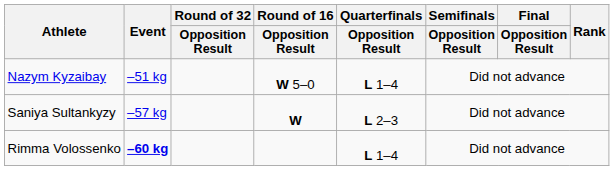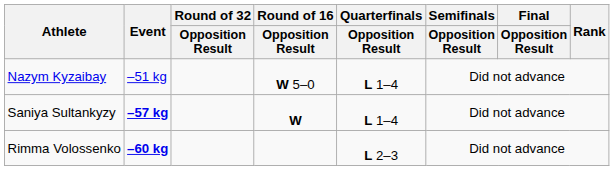(147, 113) normal -> (148, 113) bold
(381, 120) L 2–3 -> (381, 120) L 1–4
(381, 156) L 1–4 -> (381, 156) L 2–3
